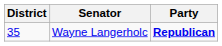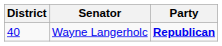(13, 31) 35 -> (13, 31) 40
